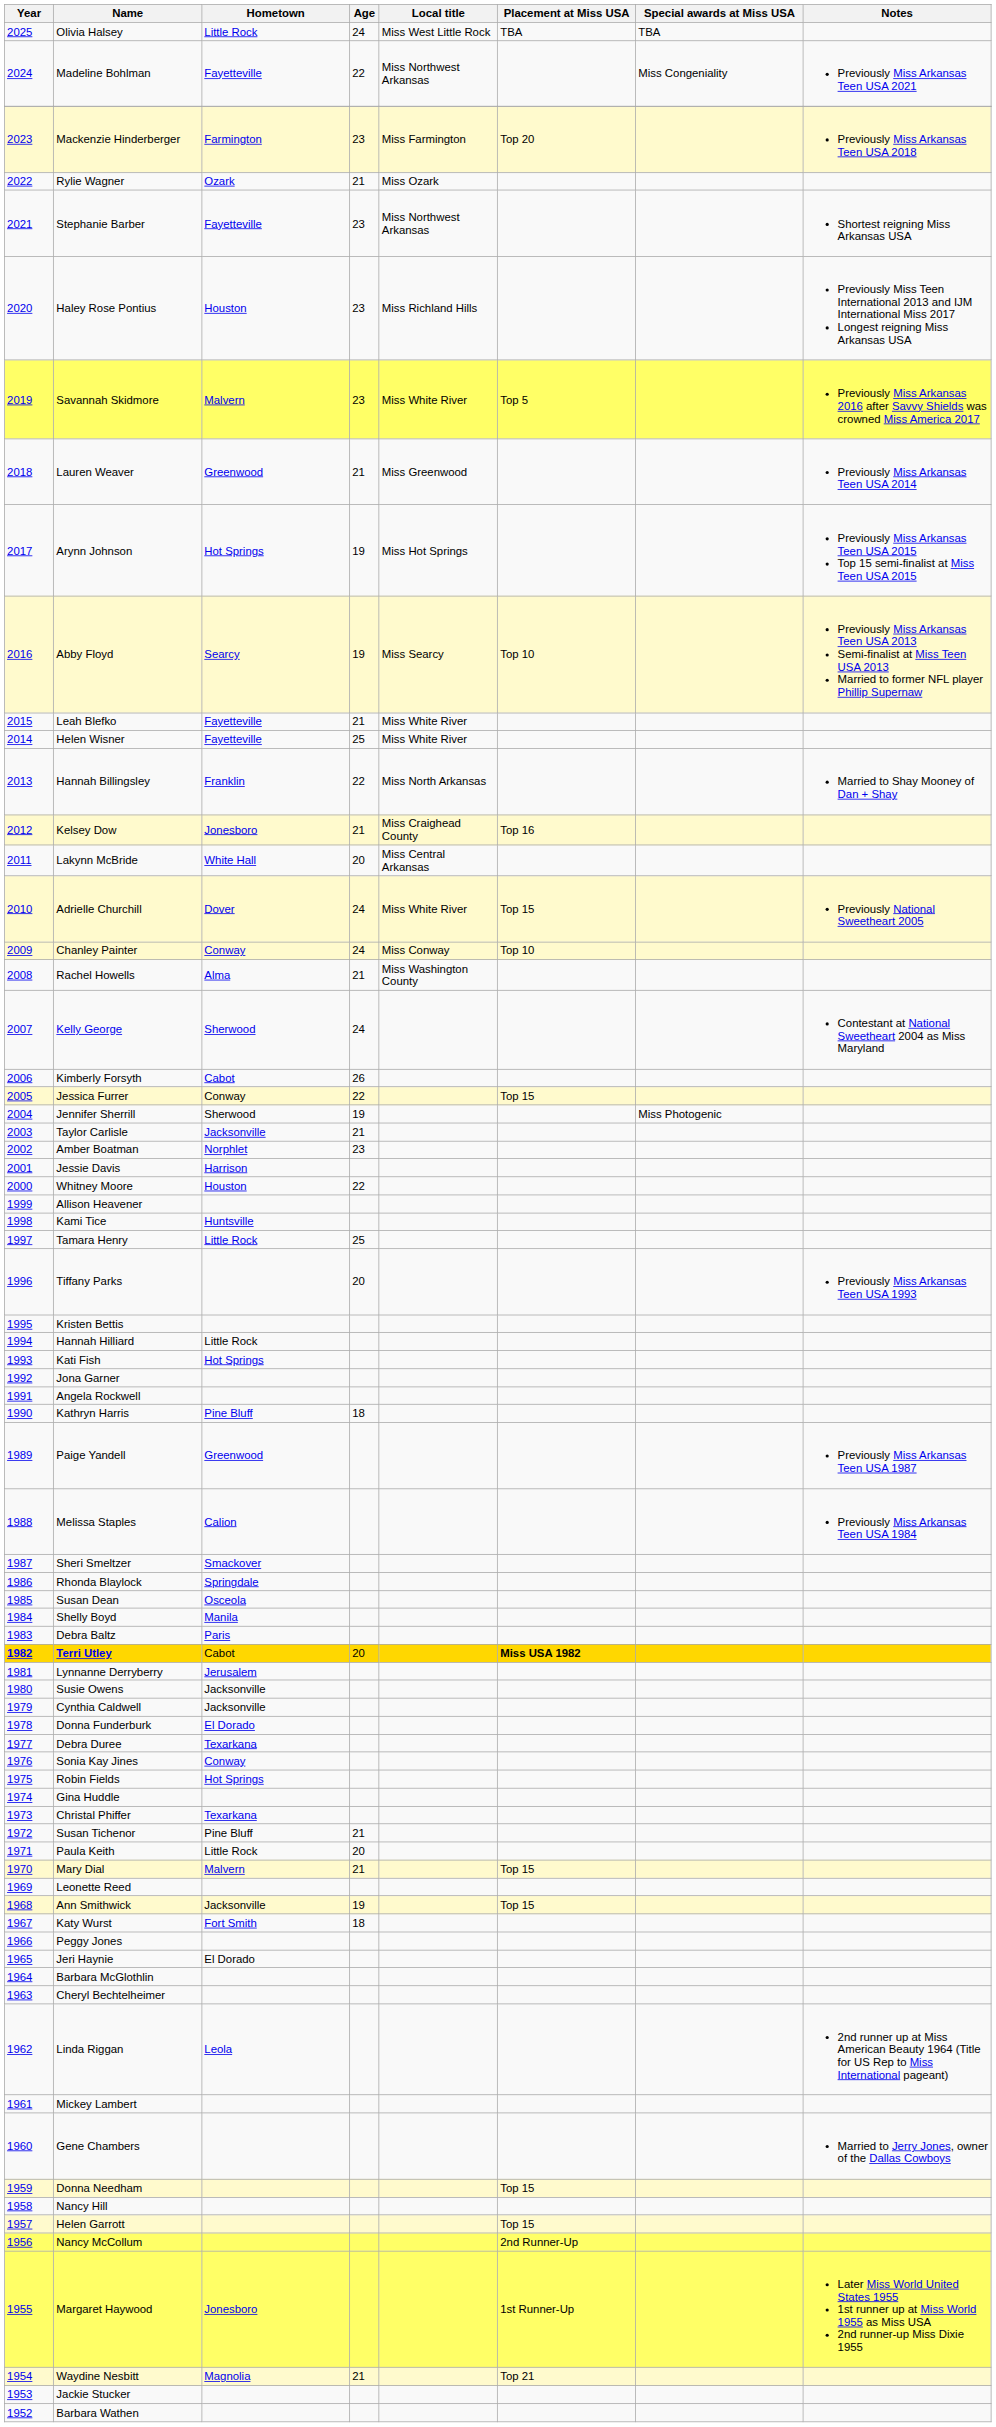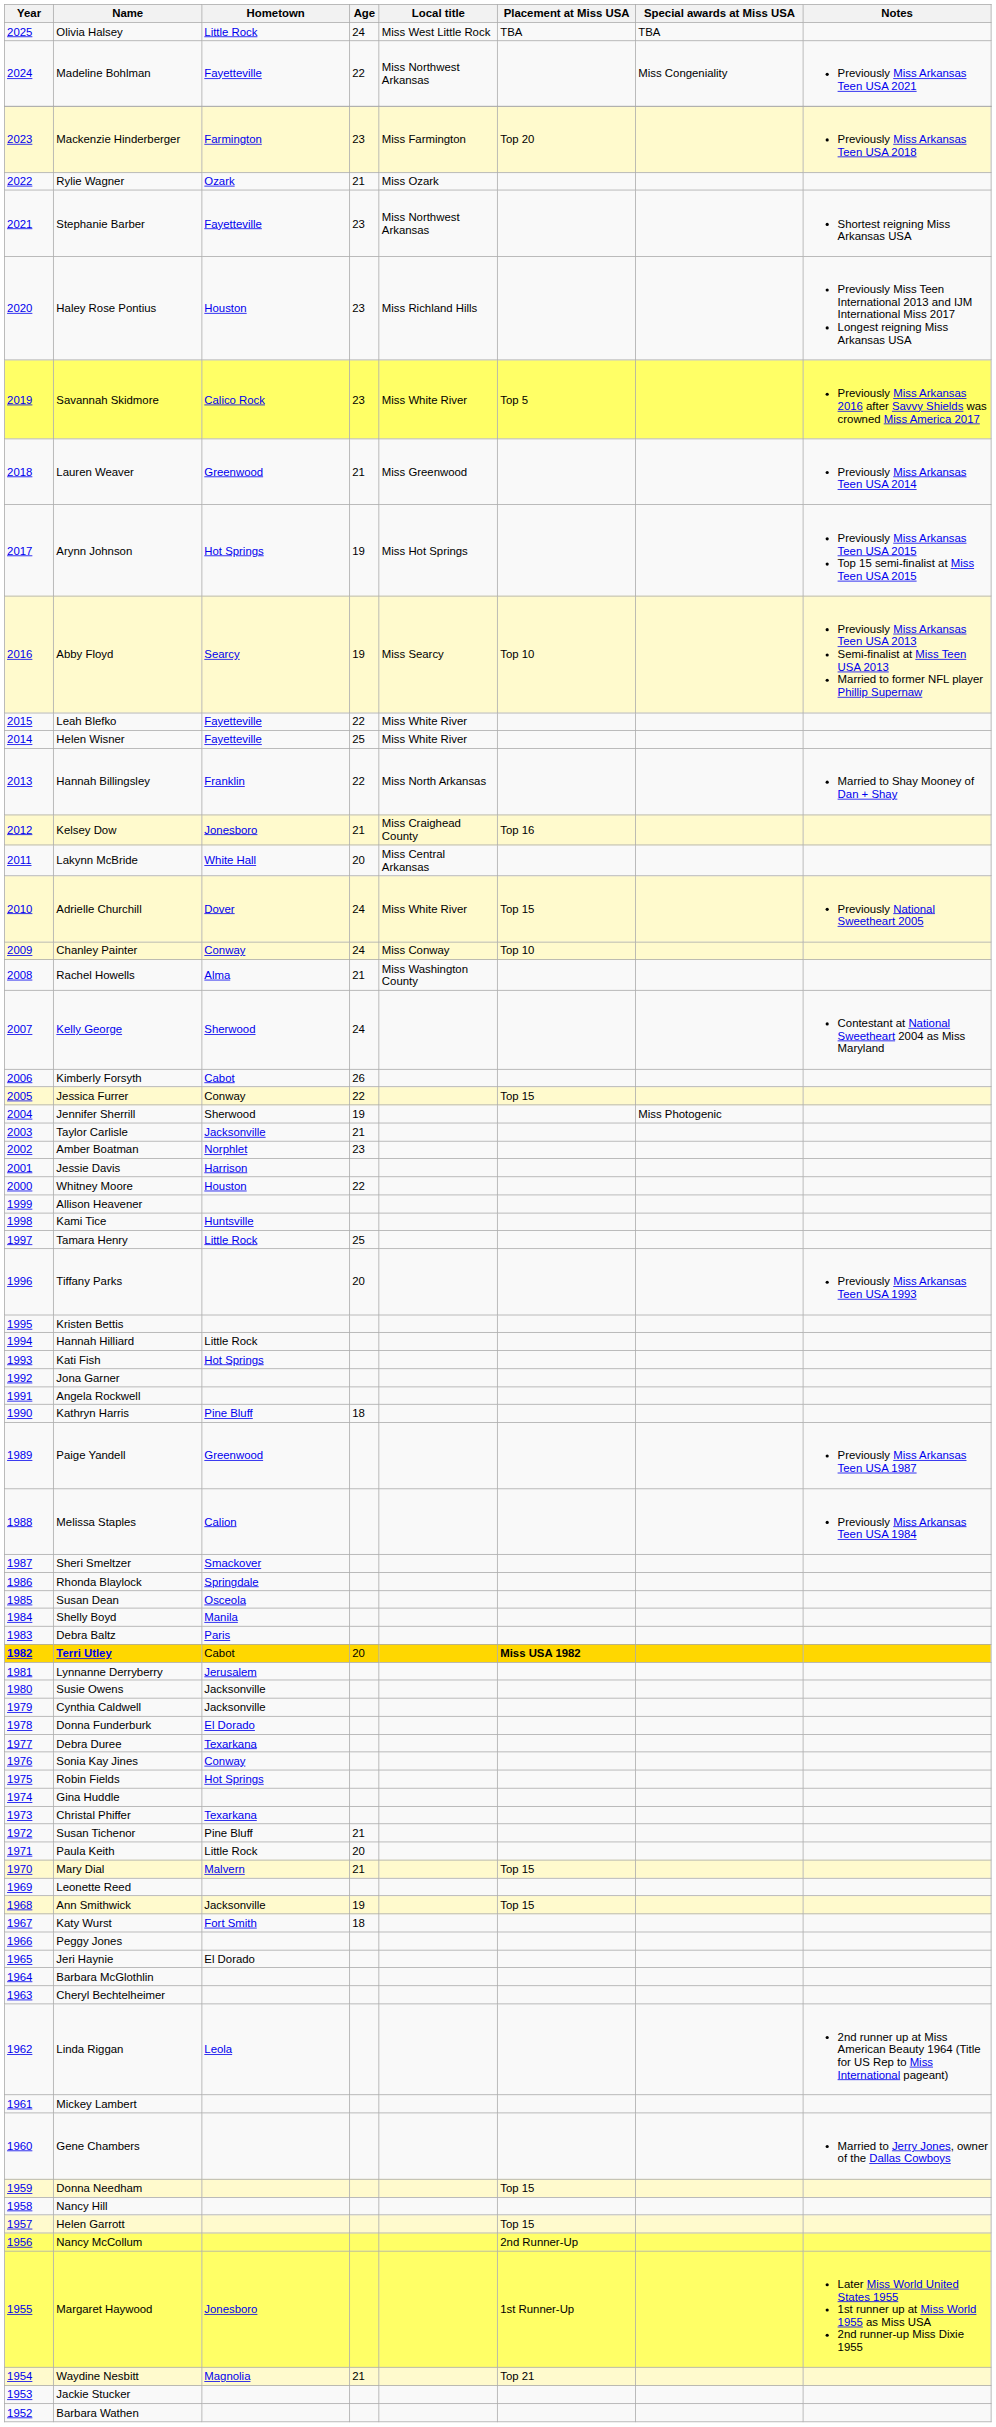(225, 400) Malvern -> (235, 400) Calico Rock
(359, 722) 21 -> (359, 722) 22
